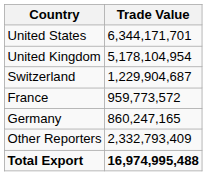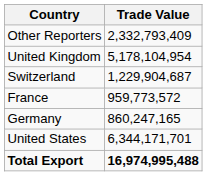rows swapped: (47, 35) <-> (54, 139)
